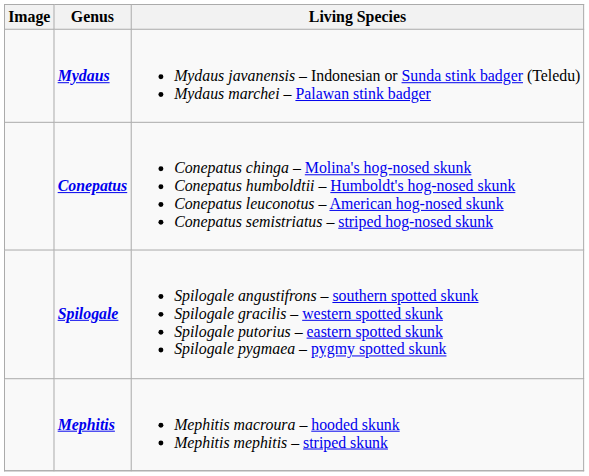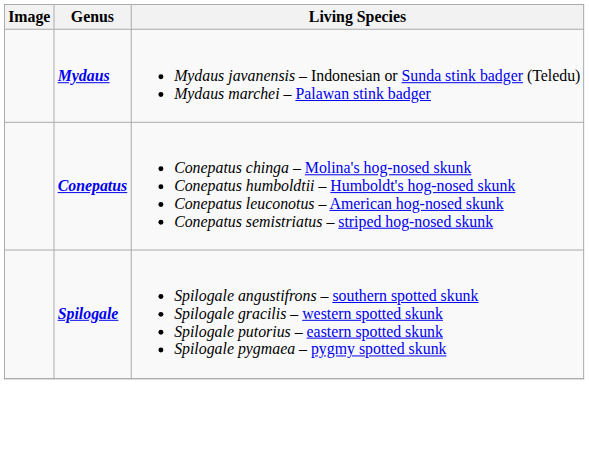- row: (86, 424)
